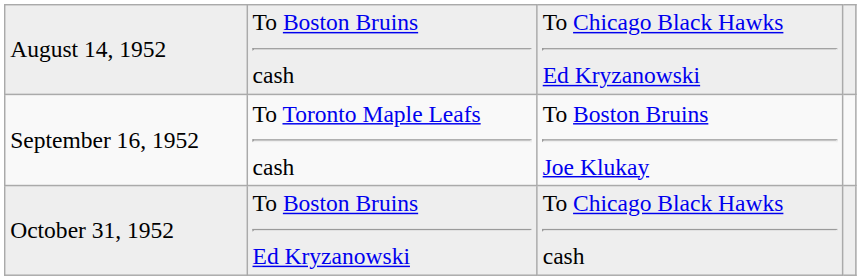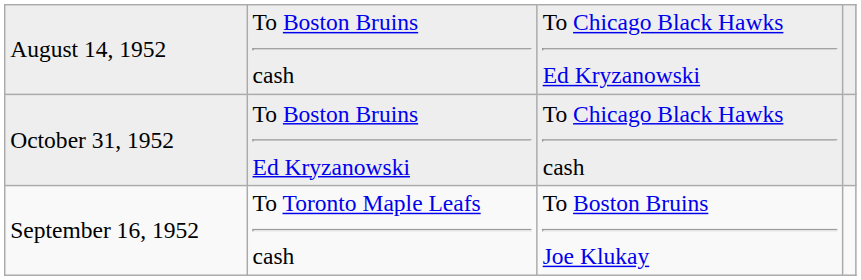rows swapped: (105, 139) <-> (92, 230)
